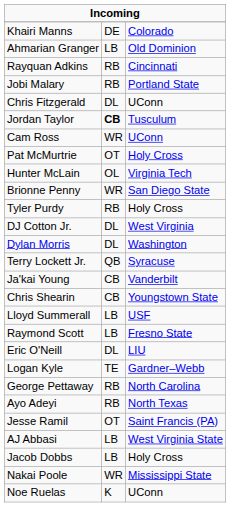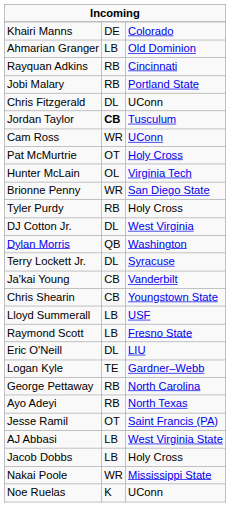(111, 244) DL -> (112, 244) QB
(112, 262) QB -> (111, 262) DL
